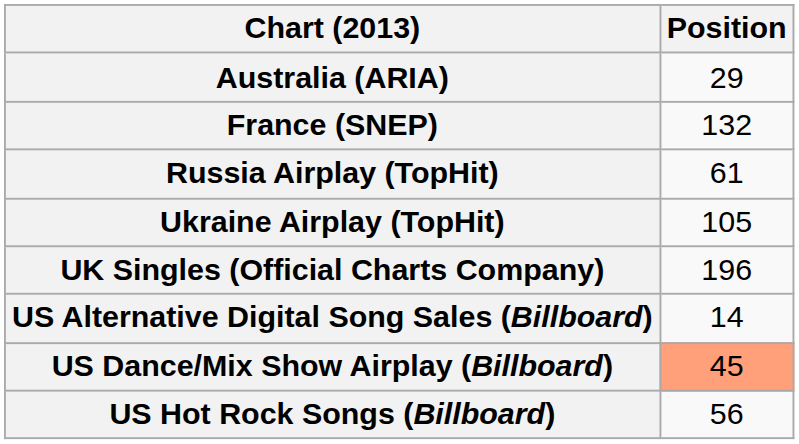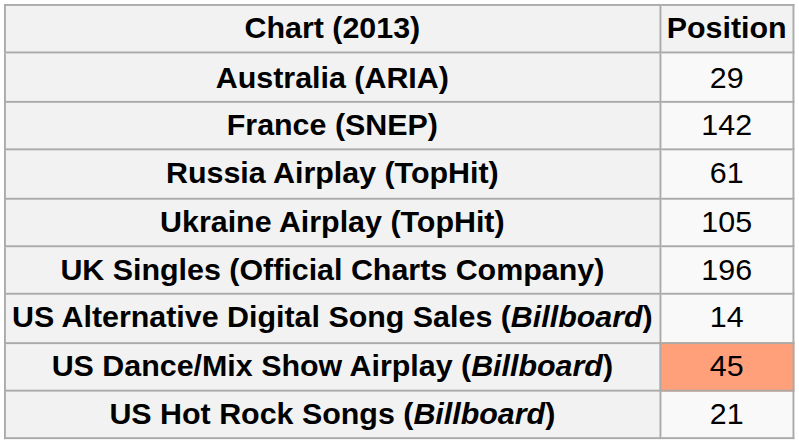(727, 125) 132 -> (727, 125) 142
(727, 414) 56 -> (727, 414) 21
